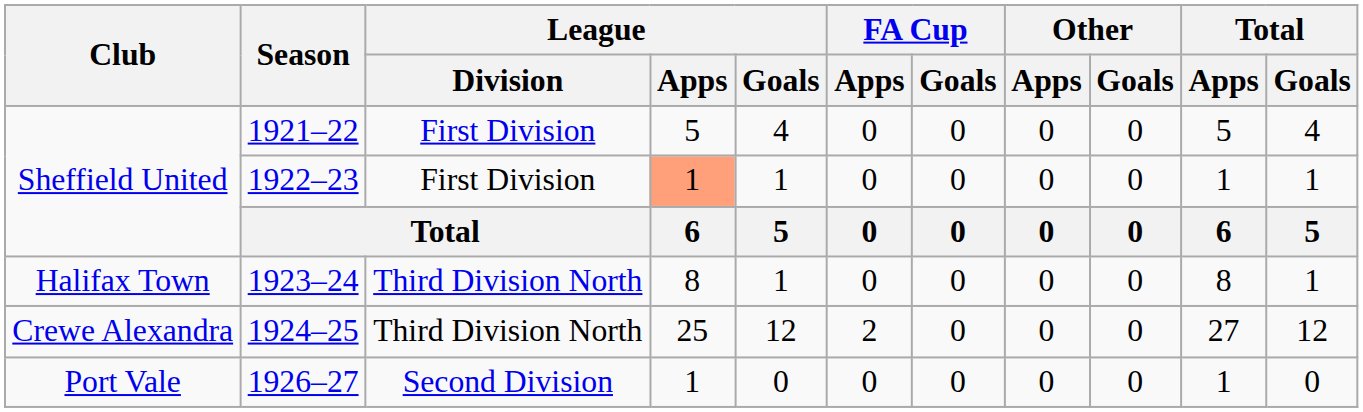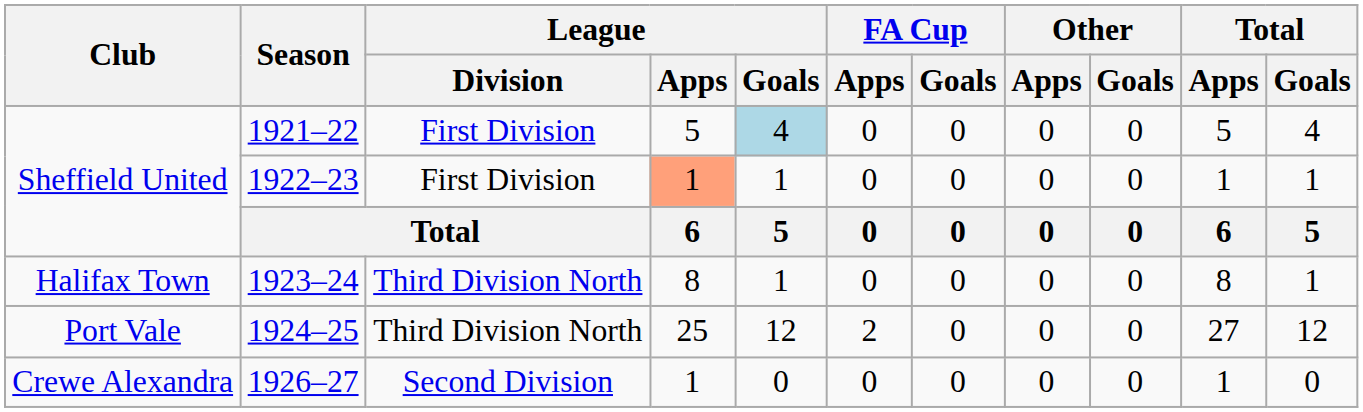(781, 130) no background -> (781, 130) lightblue background
(123, 331) Crewe Alexandra -> (123, 331) Port Vale
(123, 381) Port Vale -> (123, 381) Crewe Alexandra
